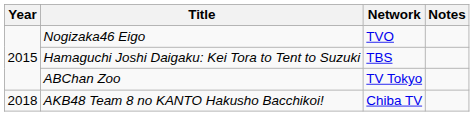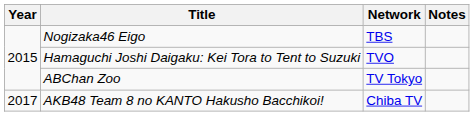(380, 36) TVO -> (379, 36) TBS
(379, 57) TBS -> (380, 57) TVO
(22, 100) 2018 -> (22, 100) 2017
